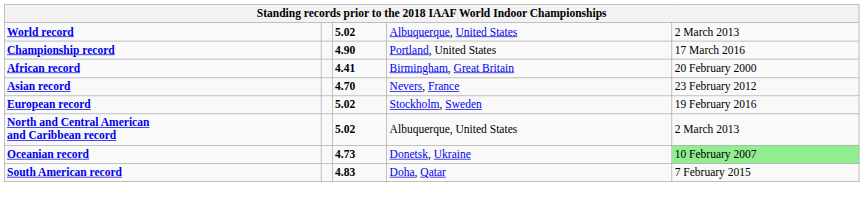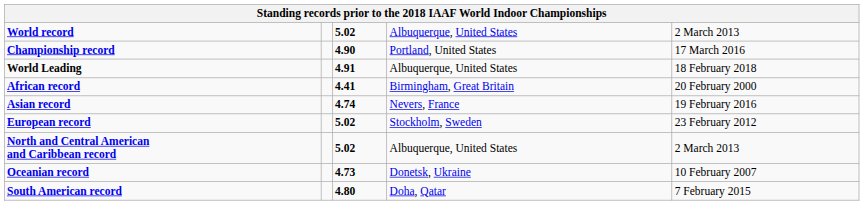+ row: (44, 68)
(345, 86) 4.70 -> (345, 104) 4.74
(716, 86) 23 February 2012 -> (716, 104) 19 February 2016
(716, 104) 19 February 2016 -> (716, 123) 23 February 2012
(716, 154) lightgreen background -> (716, 172) no background
(345, 172) 4.83 -> (345, 191) 4.80
